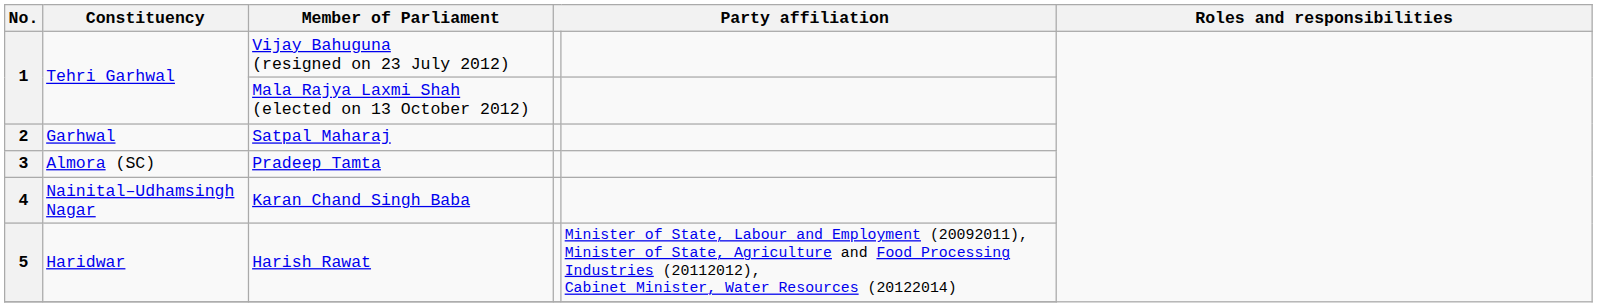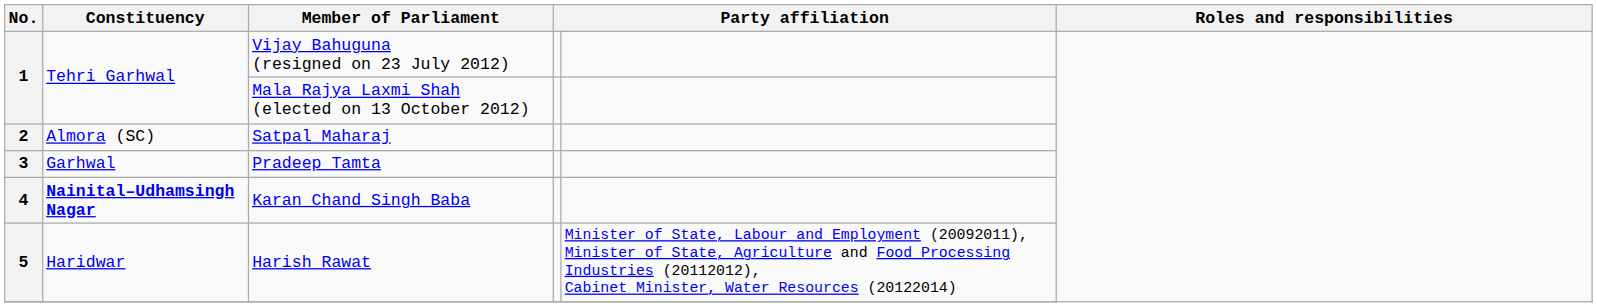(81, 137) Garhwal -> (101, 137) Almora (SC)
(101, 164) Almora (SC) -> (81, 164) Garhwal
(140, 200) normal -> (140, 200) bold
